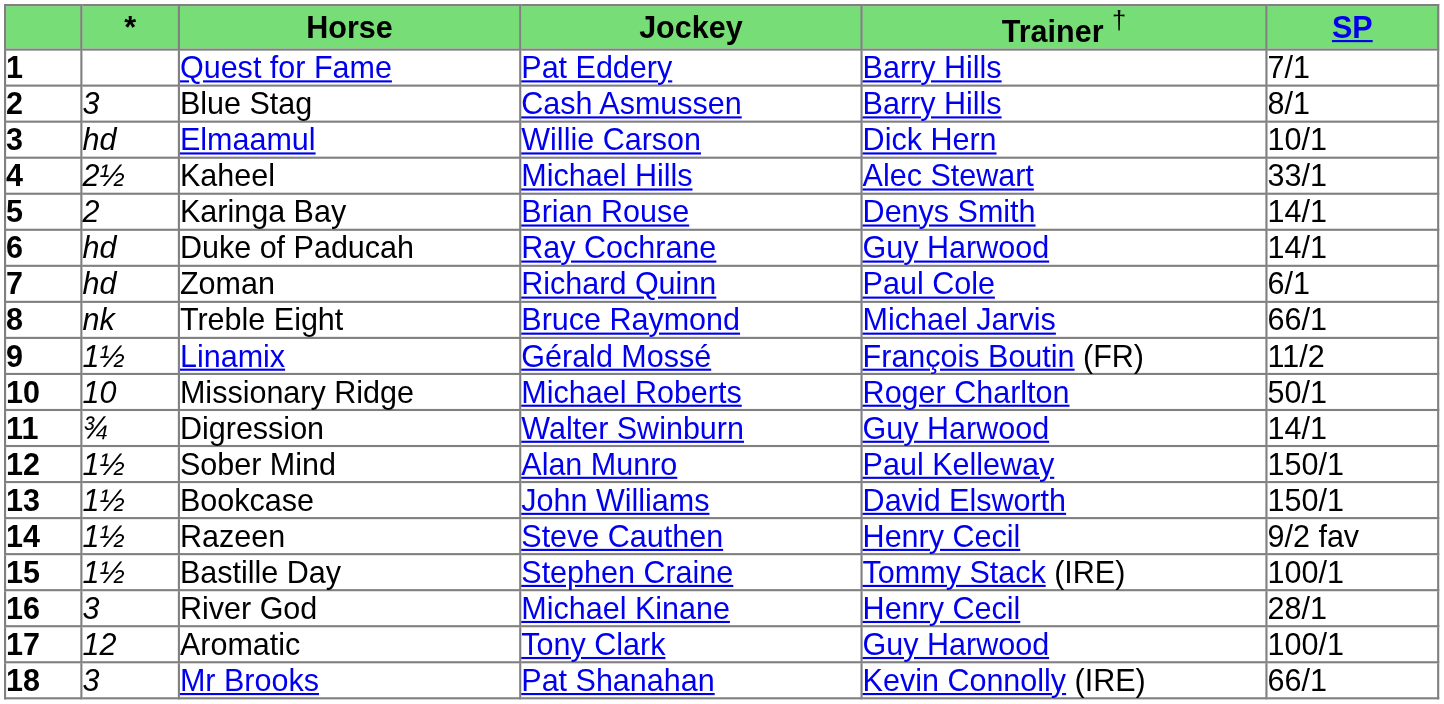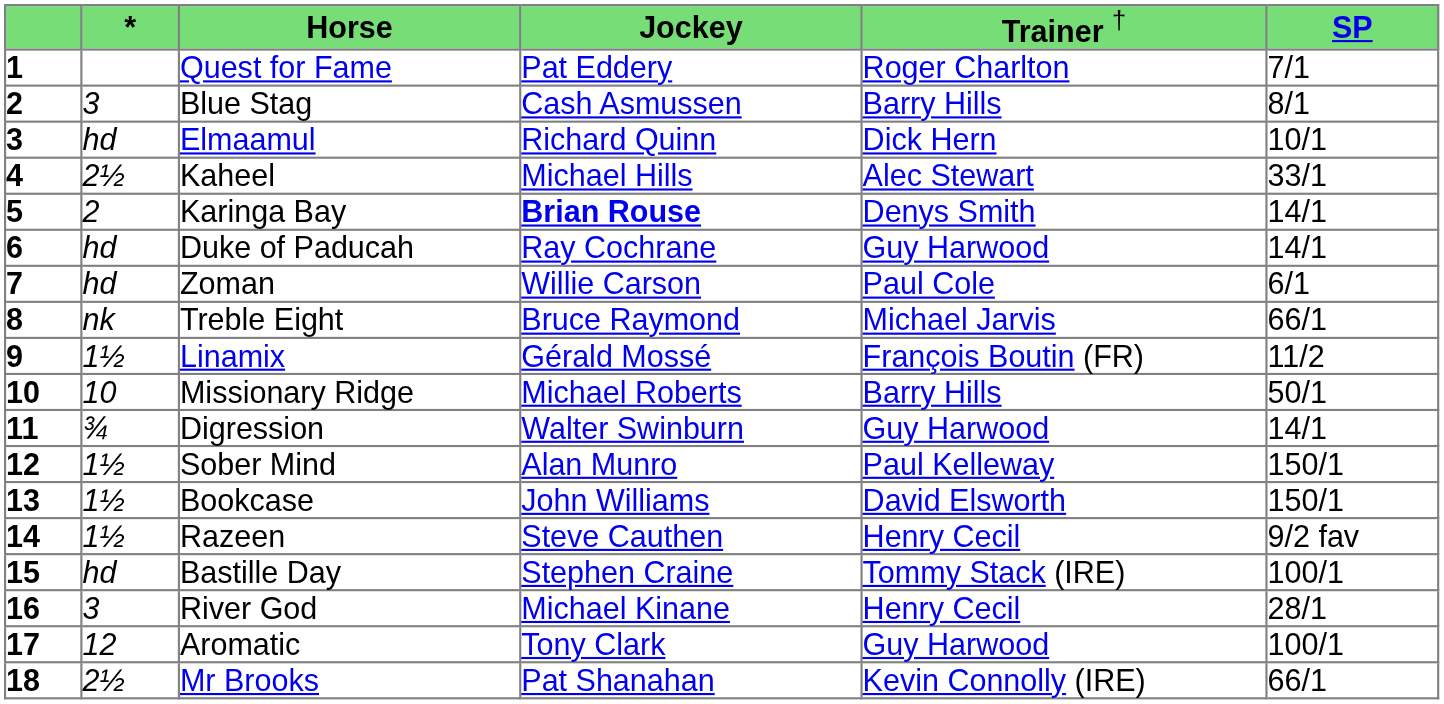(932, 67) Barry Hills -> (966, 67) Roger Charlton
(611, 139) Willie Carson -> (619, 139) Richard Quinn
(605, 211) normal -> (611, 211) bold
(619, 283) Richard Quinn -> (611, 283) Willie Carson
(966, 392) Roger Charlton -> (932, 392) Barry Hills
(104, 572) 1½ -> (99, 572) hd
(91, 680) 3 -> (104, 680) 2½
